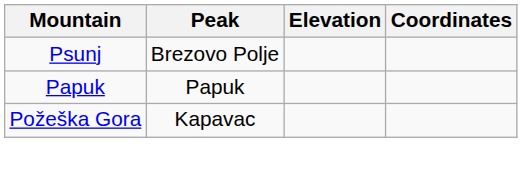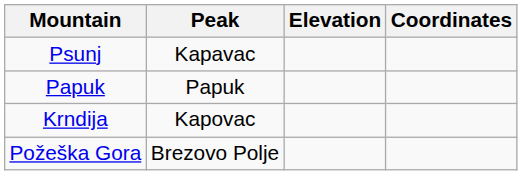(215, 53) Brezovo Polje -> (215, 53) Kapavac
+ row: (75, 119)
(215, 119) Kapavac -> (215, 152) Brezovo Polje
